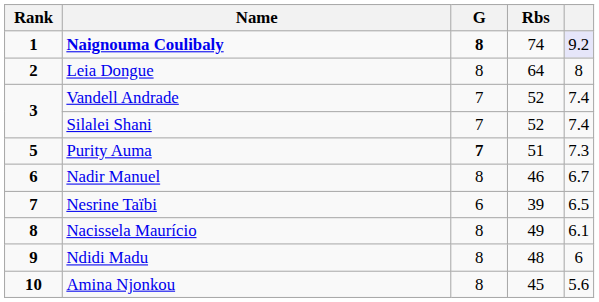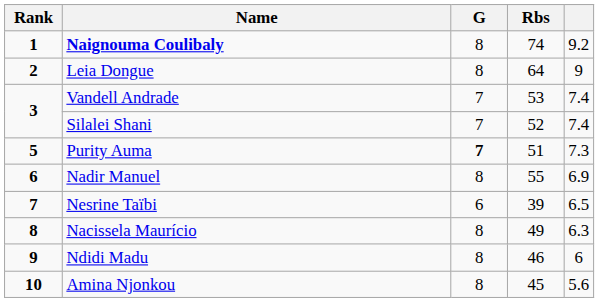(479, 44) bold -> (479, 44) normal
(579, 44) lavender background -> (579, 44) no background
(579, 71) 8 -> (579, 71) 9
(536, 97) 52 -> (536, 97) 53
(536, 177) 46 -> (536, 177) 55
(579, 177) 6.7 -> (579, 177) 6.9
(579, 230) 6.1 -> (579, 230) 6.3
(536, 257) 48 -> (536, 257) 46
